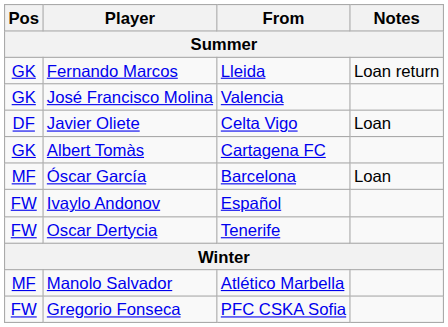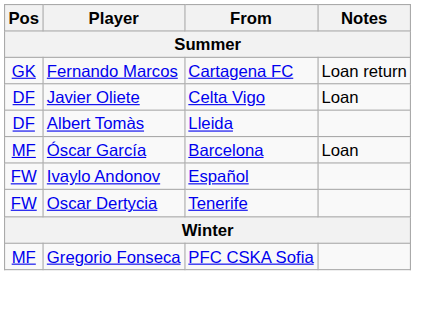(243, 71) Lleida -> (241, 71) Cartagena FC
- row: (130, 97)
(24, 150) GK -> (24, 124) DF
(273, 150) Cartagena FC -> (211, 124) Lleida
- row: (110, 283)
(24, 309) FW -> (24, 256) MF
